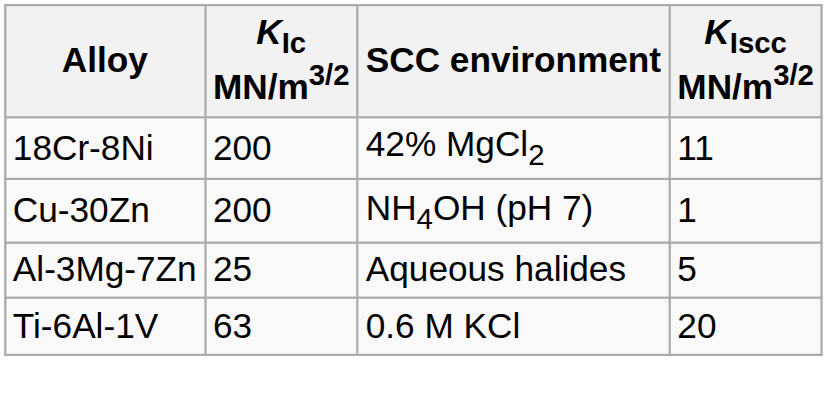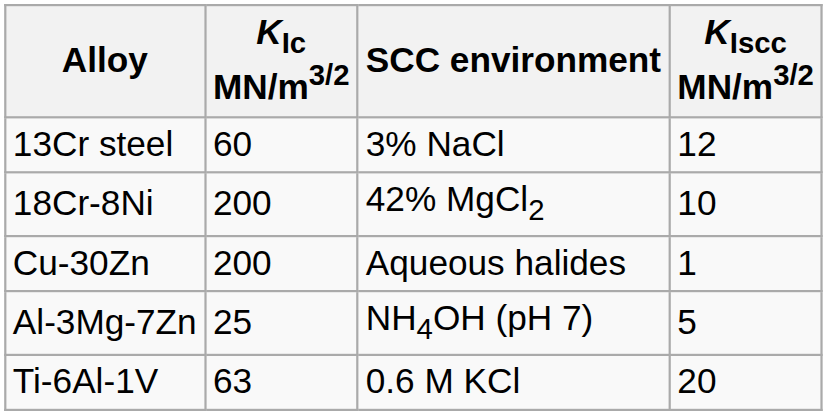+ row: (93, 144)
(696, 147) 11 -> (697, 203) 10
(480, 211) NH4OH (pH 7) -> (496, 263) Aqueous halides
(496, 270) Aqueous halides -> (480, 323) NH4OH (pH 7)
